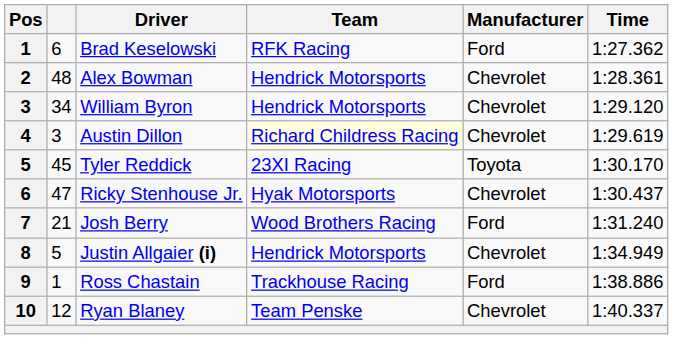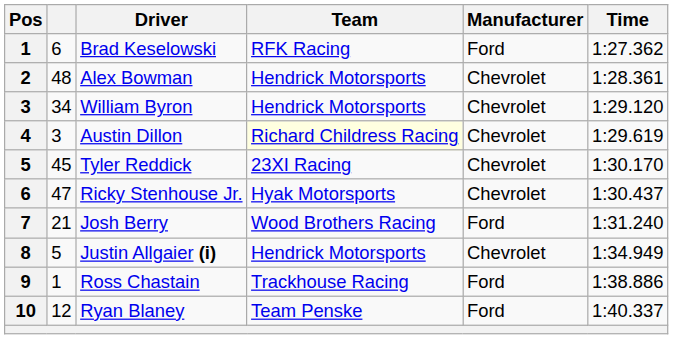(494, 165) Toyota -> (506, 165) Chevrolet
(506, 311) Chevrolet -> (486, 311) Ford
